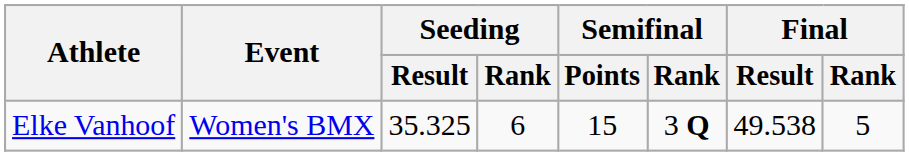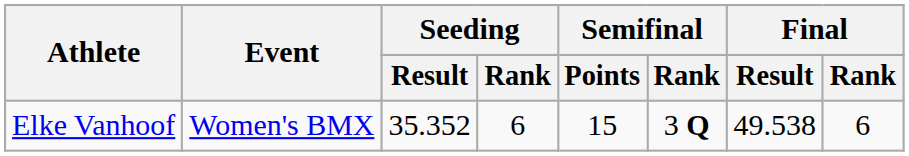(430, 125) 35.325 -> (430, 125) 35.352
(863, 125) 5 -> (863, 125) 6
